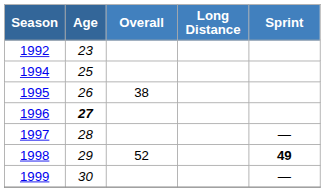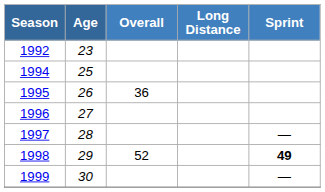(142, 93) 38 -> (142, 93) 36
(85, 114) bold -> (85, 114) normal
